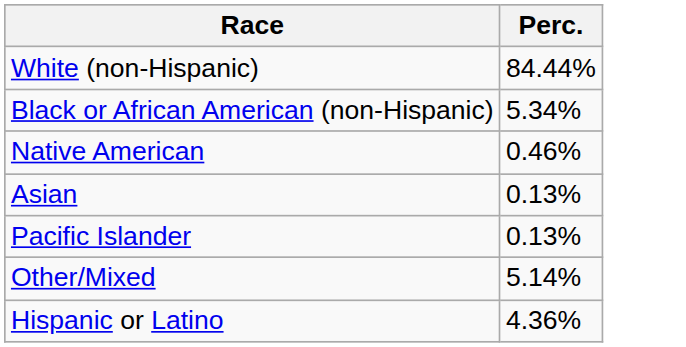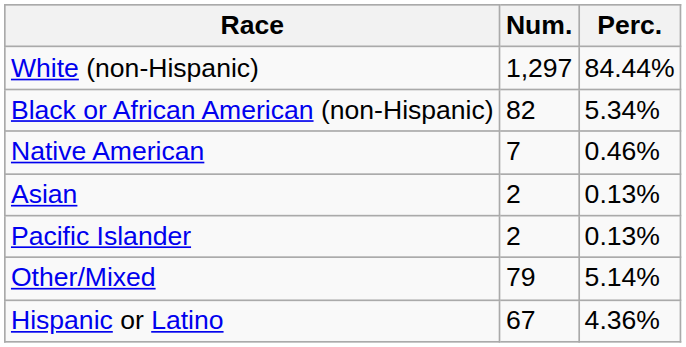+ column: (539, 25)
